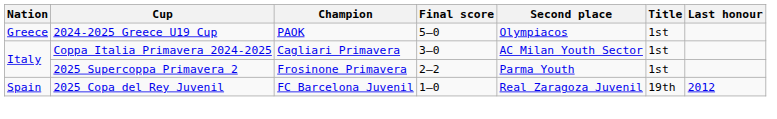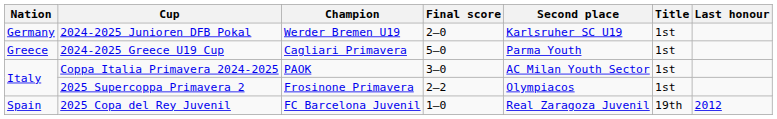+ row: (156, 32)
(291, 32) PAOK -> (345, 50) Cagliari Primavera
(534, 32) Olympiacos -> (544, 50) Parma Youth
(339, 50) Cagliari Primavera -> (298, 68) PAOK
(537, 68) Parma Youth -> (541, 87) Olympiacos
